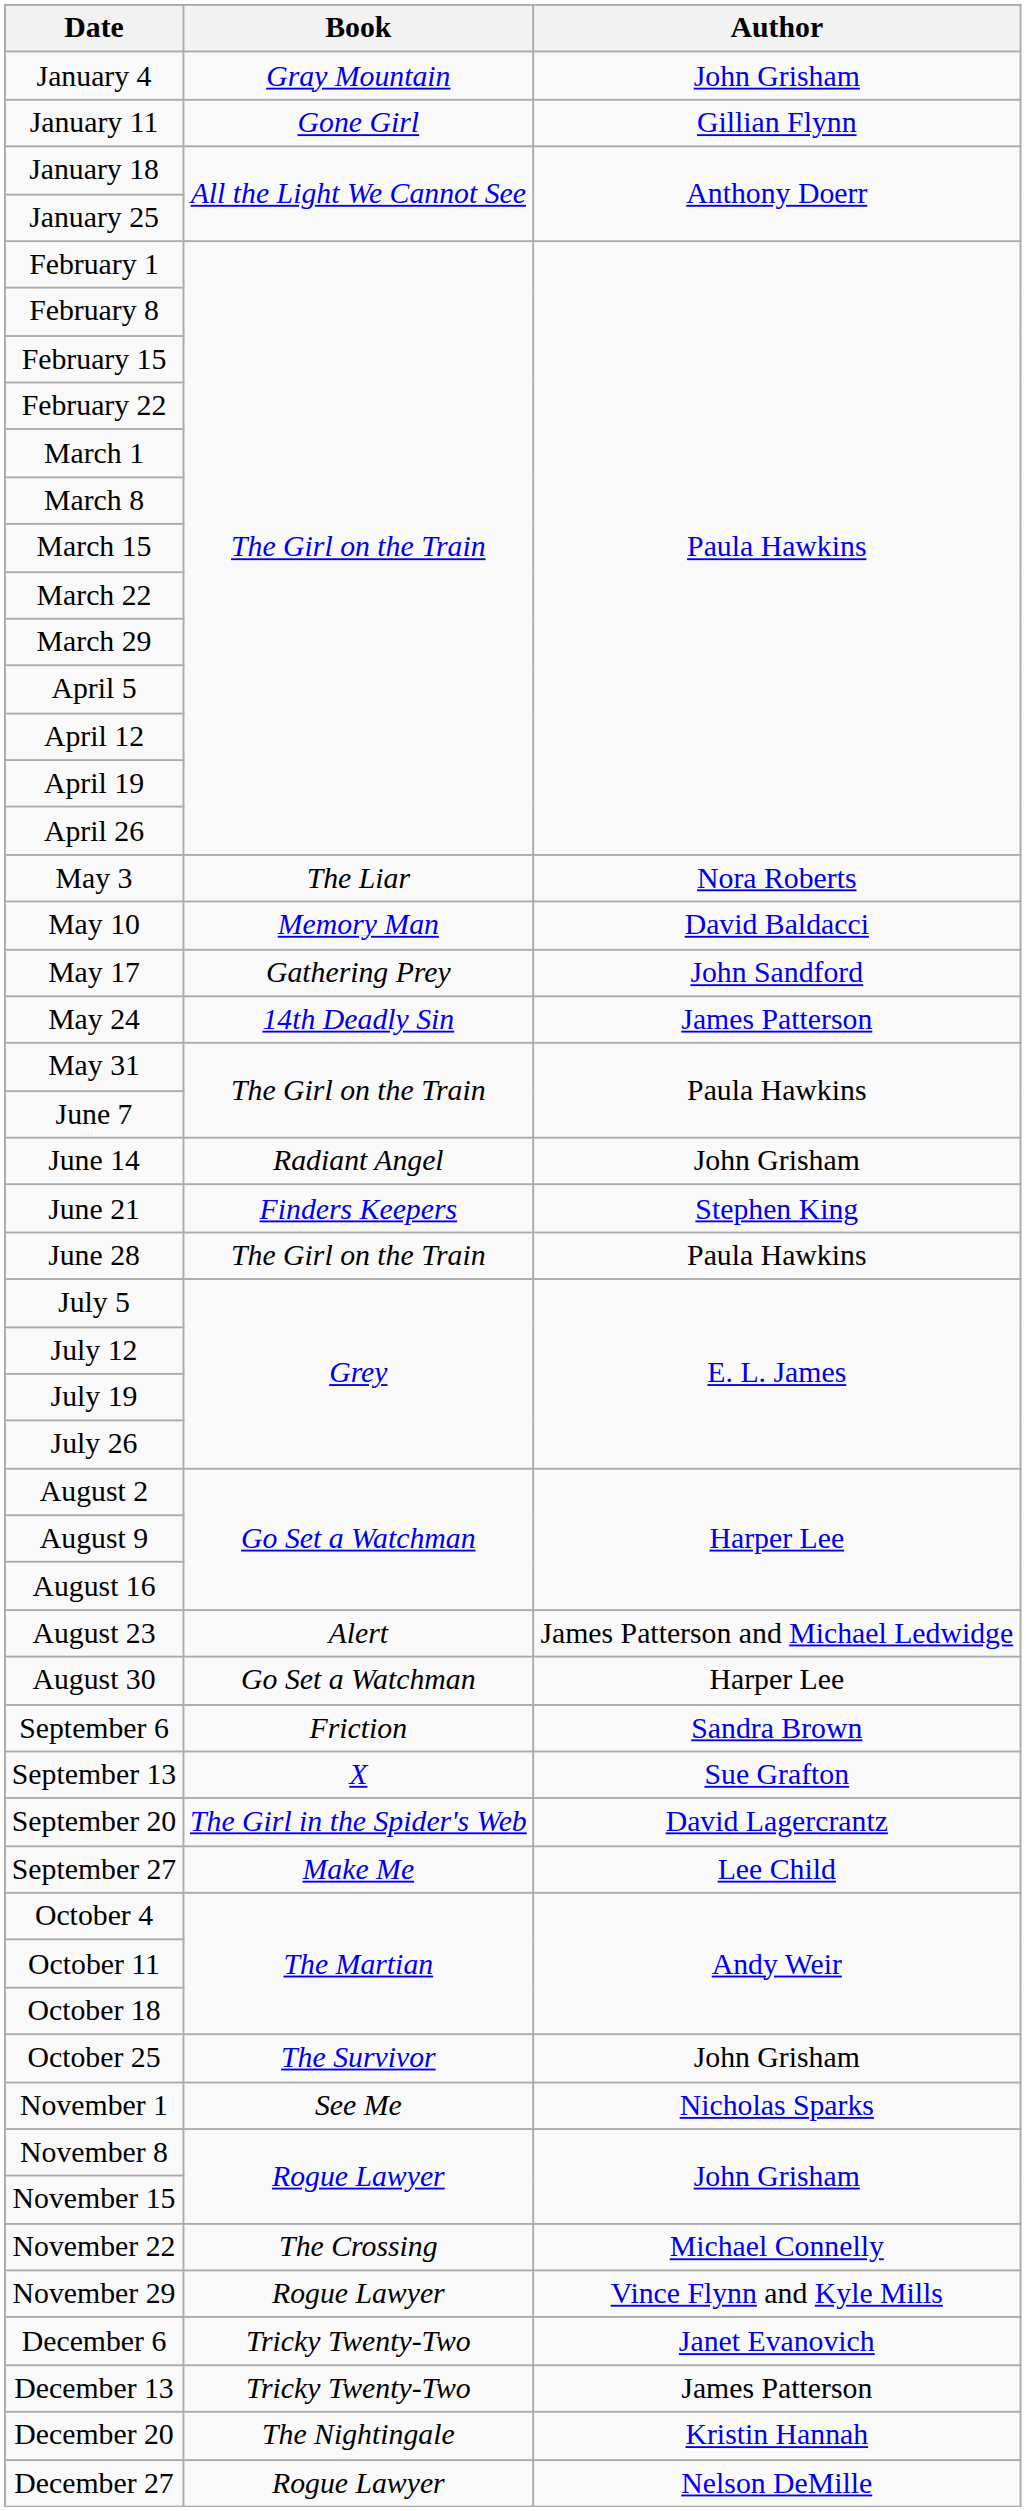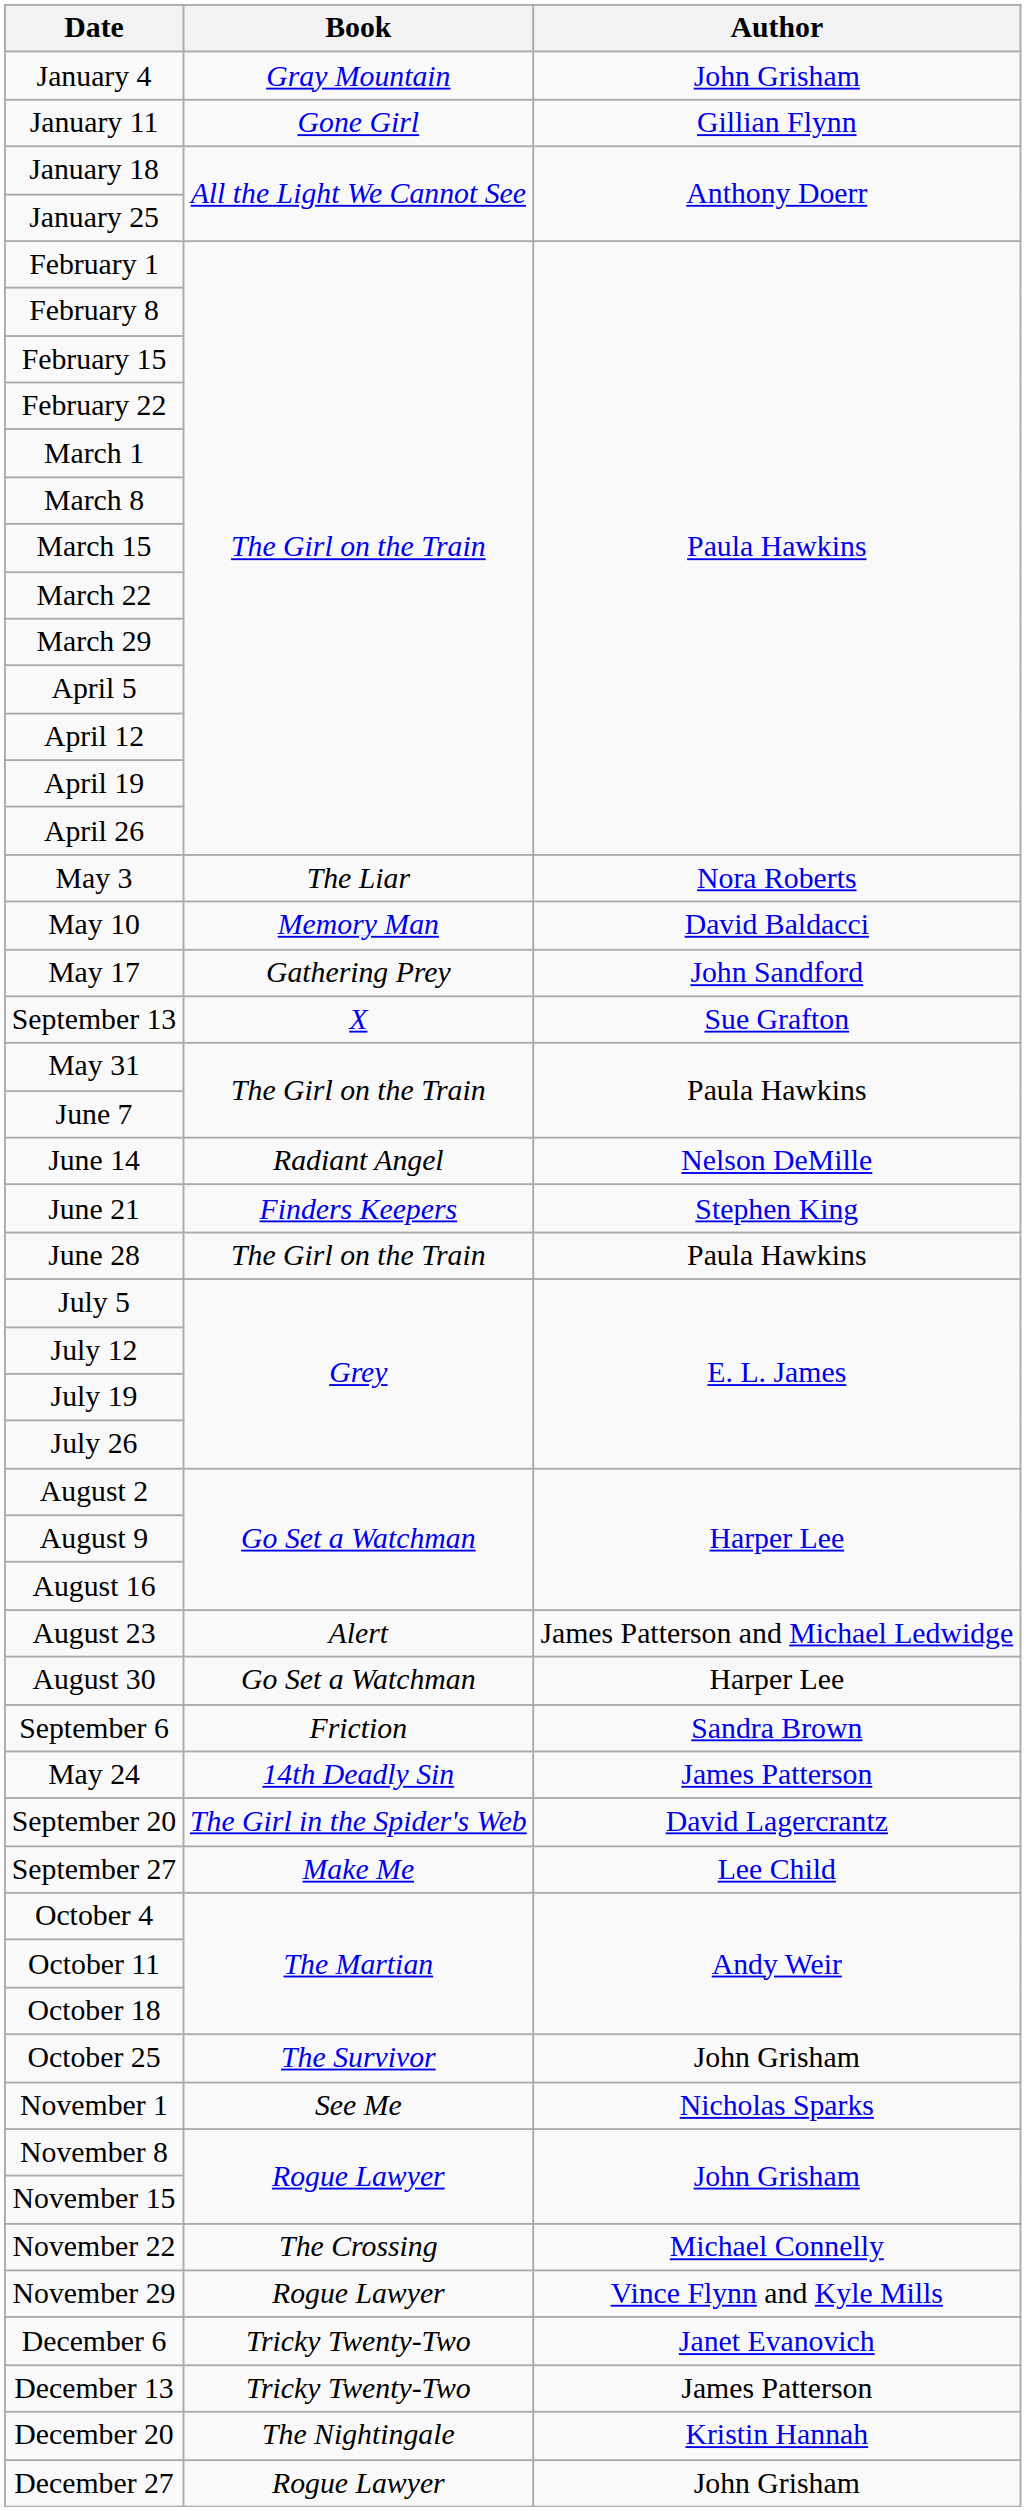rows swapped: (94, 1019) <-> (94, 1774)
(777, 1160) John Grisham -> (777, 1160) Nelson DeMille
(777, 2482) Nelson DeMille -> (777, 2482) John Grisham
